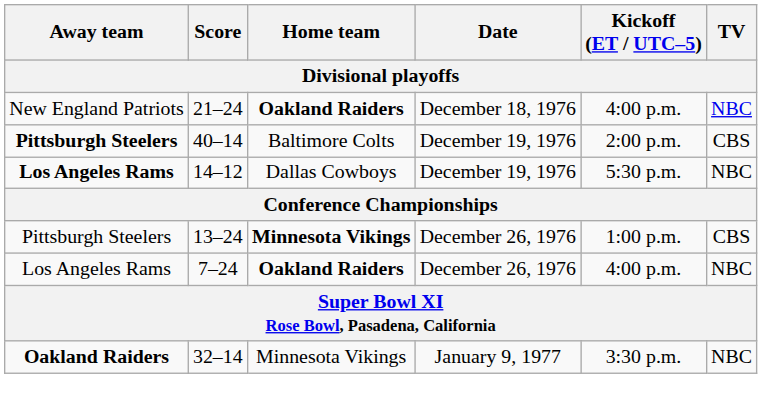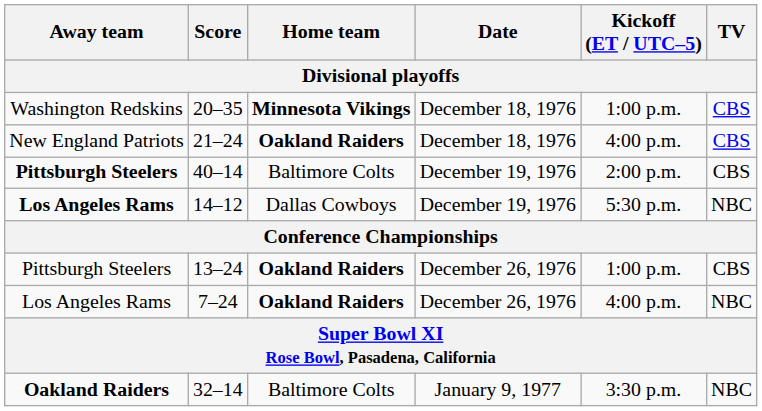+ row: (218, 107)
(732, 107) NBC -> (732, 139) CBS
(331, 236) Minnesota Vikings -> (331, 268) Oakland Raiders
(331, 356) Minnesota Vikings -> (331, 388) Baltimore Colts
